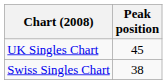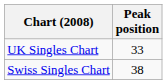(137, 49) 45 -> (137, 49) 33
